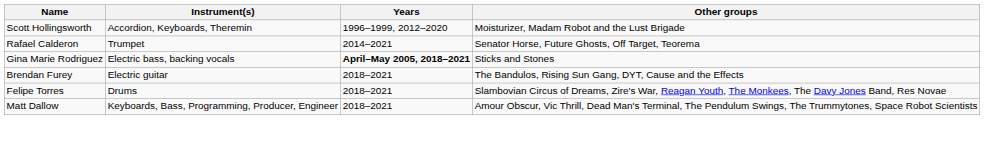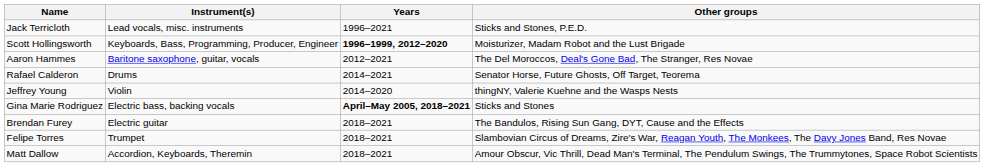+ row: (38, 28)
(180, 28) Accordion, Keyboards, Theremin -> (223, 43) Keyboards, Bass, Programming, Producer, Engineer
(395, 28) normal -> (395, 43) bold
+ row: (41, 59)
(126, 43) Trumpet -> (122, 75) Drums
+ row: (37, 91)
(122, 91) Drums -> (126, 138) Trumpet
(223, 106) Keyboards, Bass, Programming, Producer, Engineer -> (180, 153) Accordion, Keyboards, Theremin
